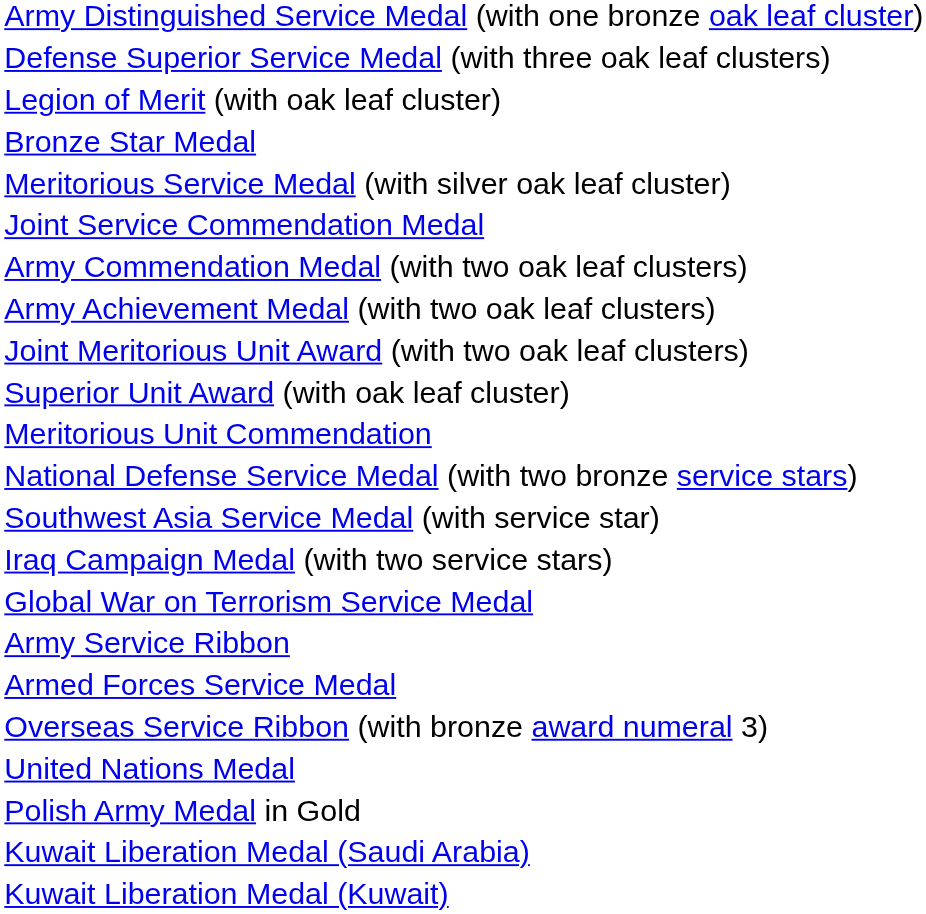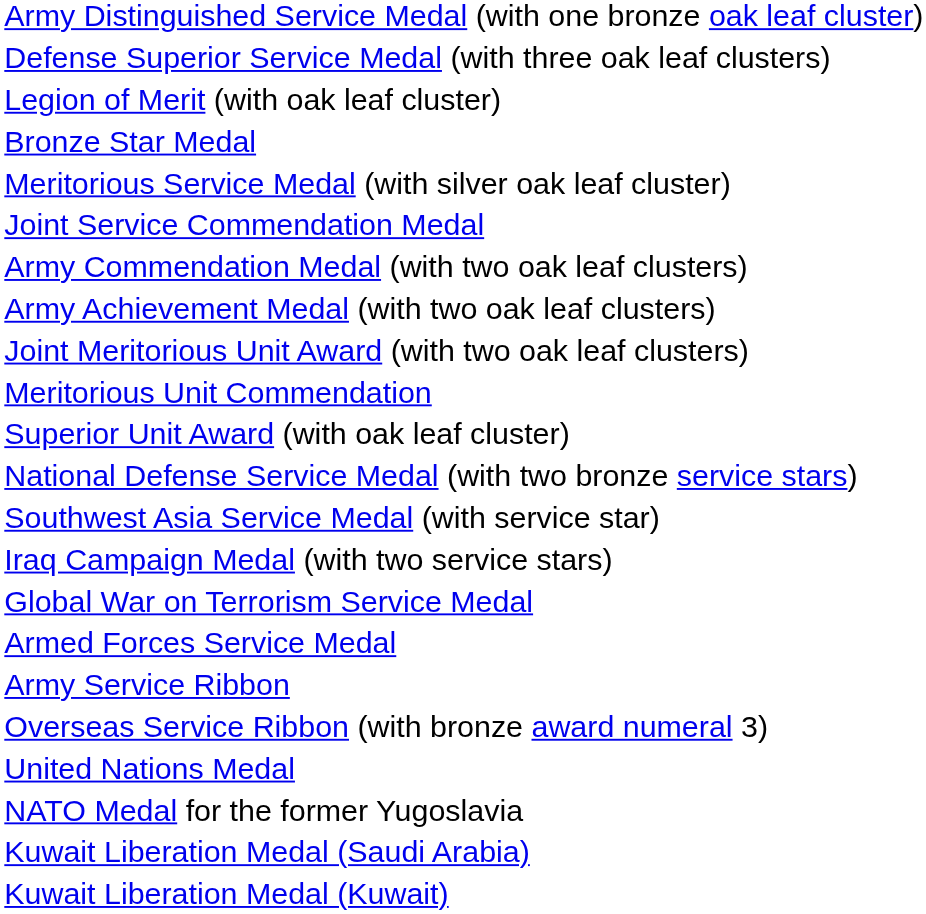rows swapped: (218, 434) <-> (287, 392)
rows swapped: (200, 685) <-> (147, 643)
+ row: (264, 810)
- row: (183, 810)
